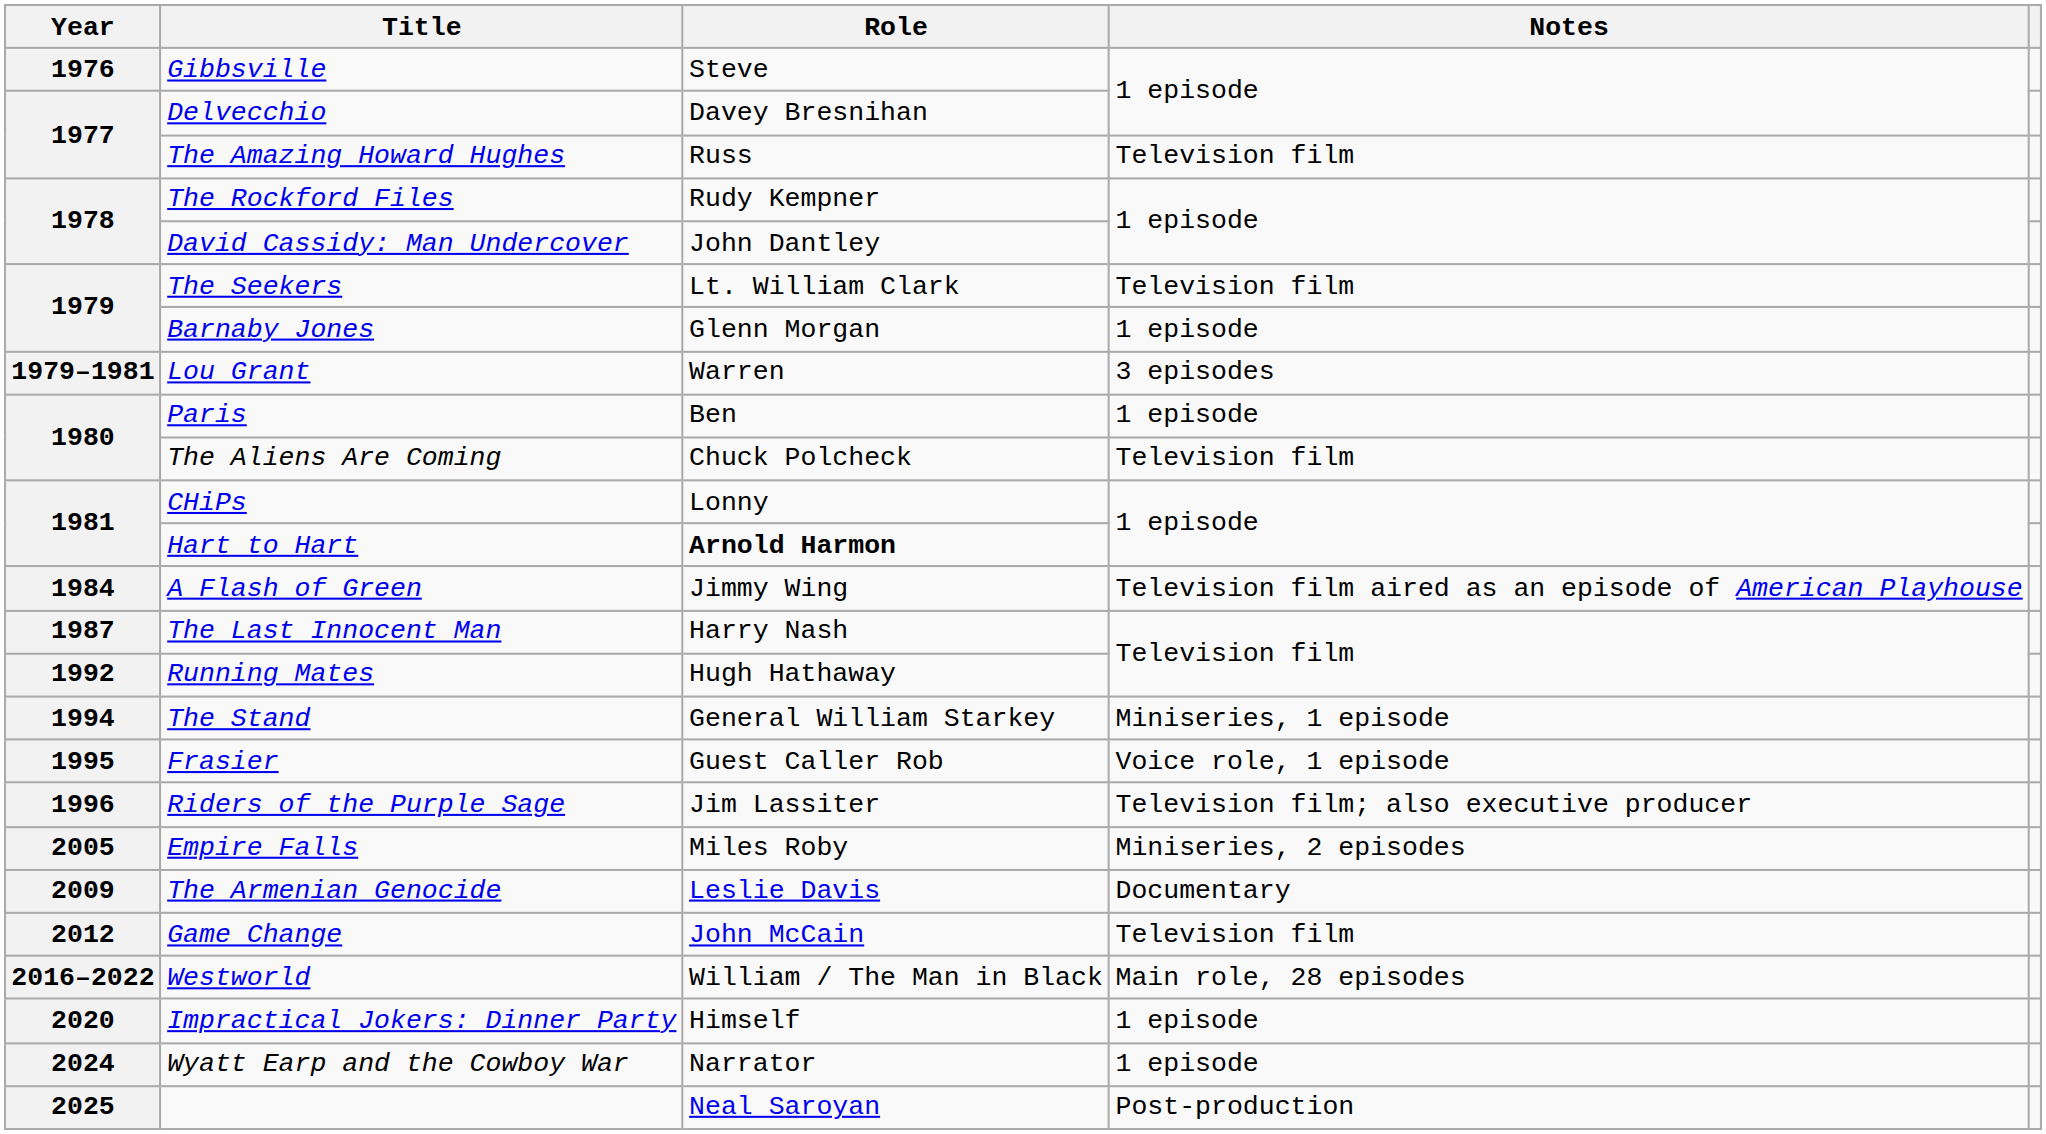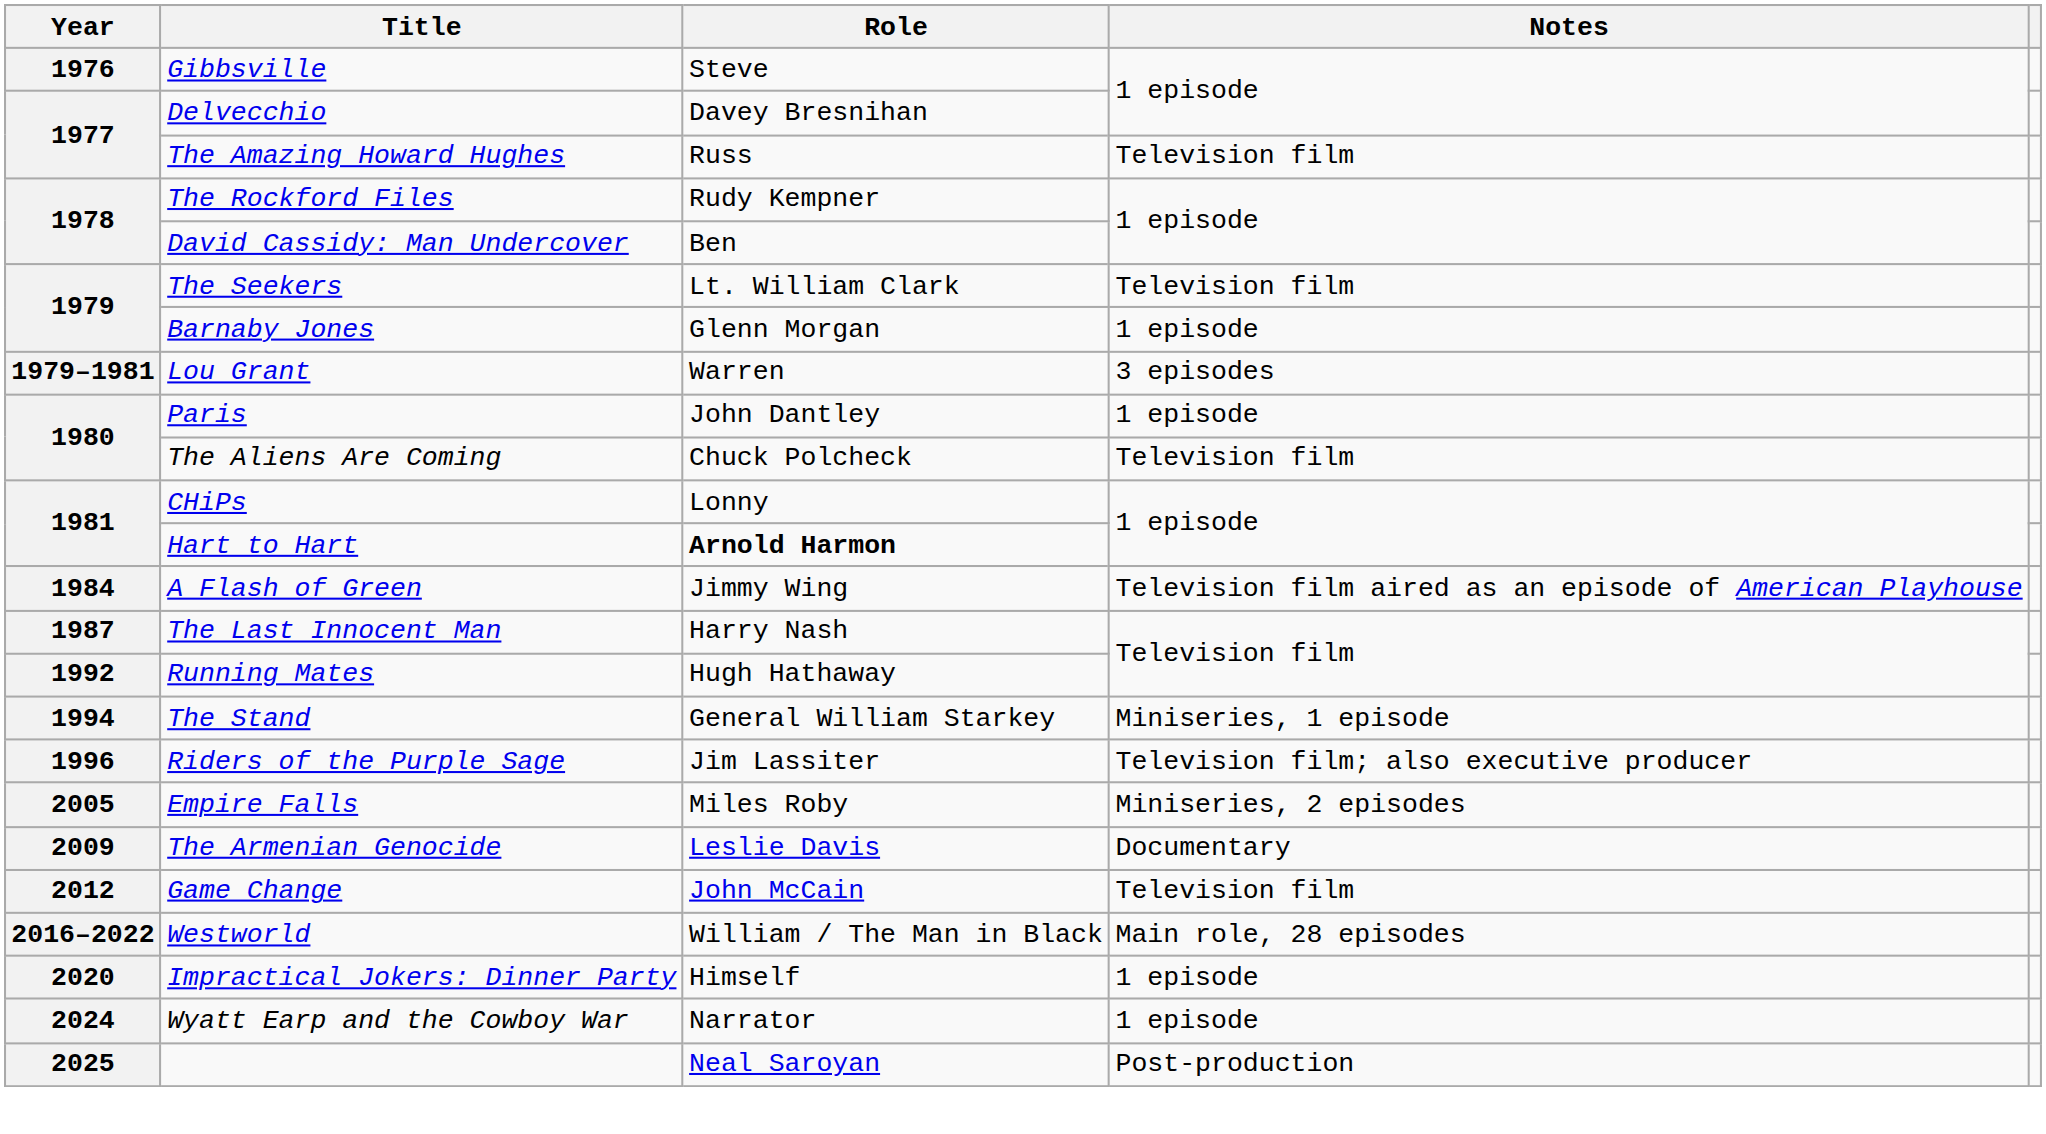(785, 243) John Dantley -> (713, 243) Ben
(713, 416) Ben -> (785, 416) John Dantley
- row: (223, 761)
